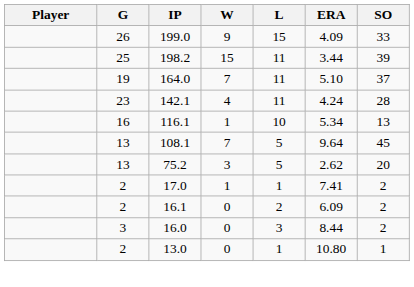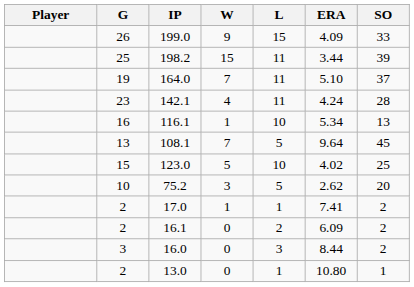+ row: (175, 164)
(123, 164) 13 -> (123, 185) 10
